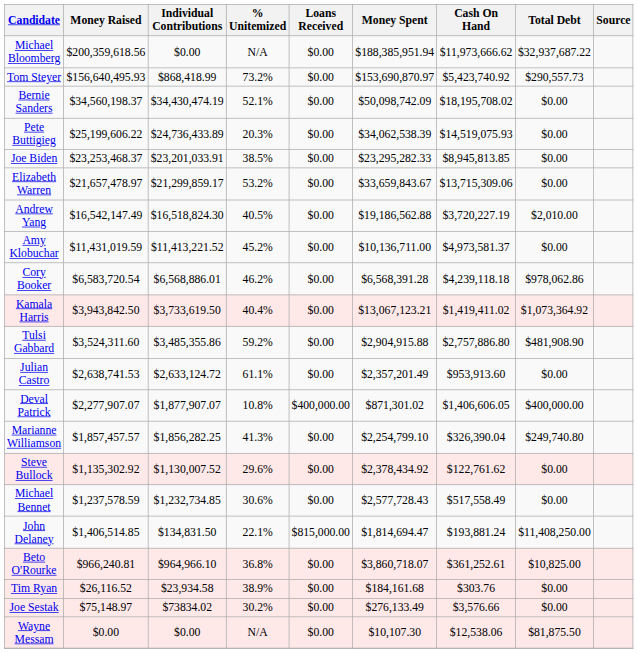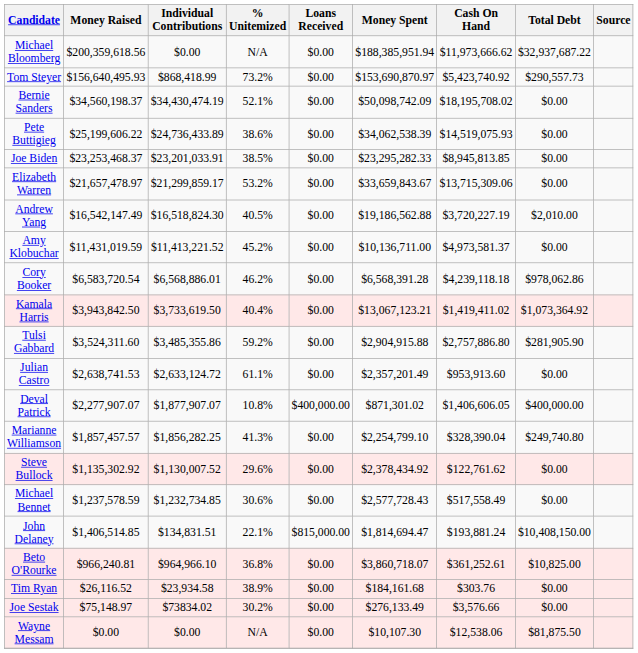(258, 133) 20.3% -> (258, 133) 38.6%
(554, 342) $481,908.90 -> (554, 342) $281,905.90
(476, 437) $326,390.04 -> (476, 437) $328,390.04
(187, 532) $134,831.50 -> (187, 532) $134,831.51
(554, 532) $11,408,250.00 -> (554, 532) $10,408,150.00
